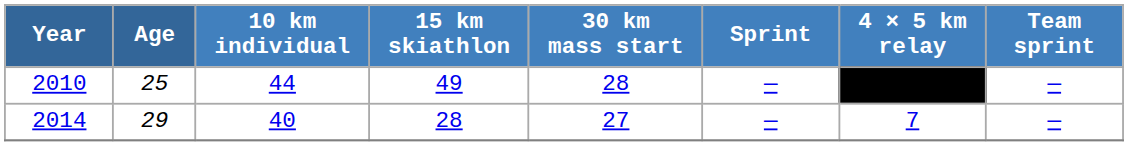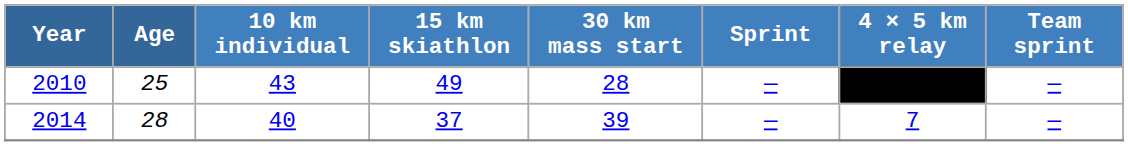(282, 86) 44 -> (282, 86) 43
(155, 122) 29 -> (155, 122) 28
(449, 122) 28 -> (449, 122) 37
(616, 122) 27 -> (616, 122) 39
